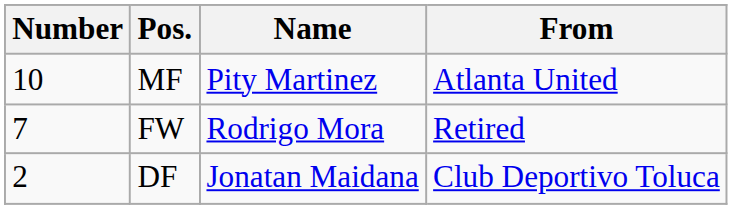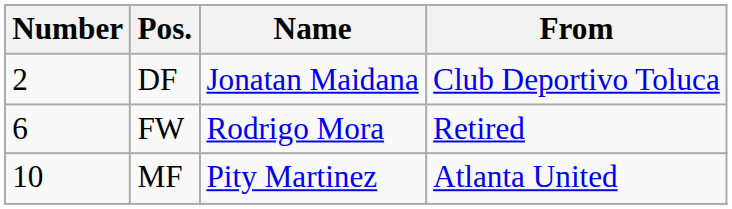rows swapped: (157, 177) <-> (160, 78)
(20, 128) 7 -> (20, 128) 6
